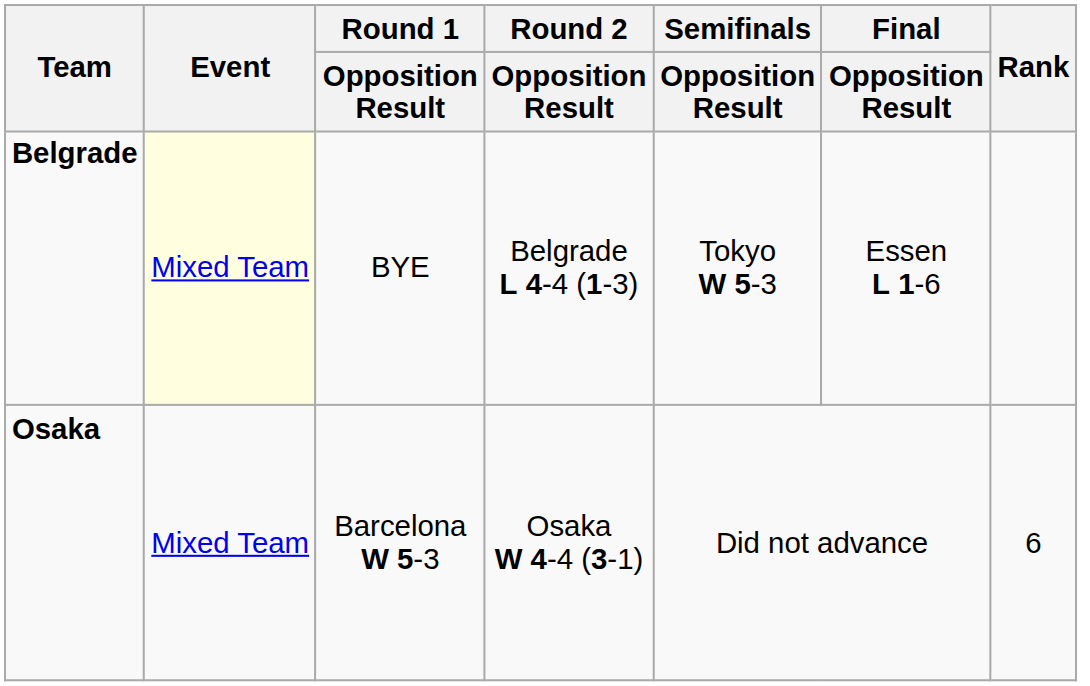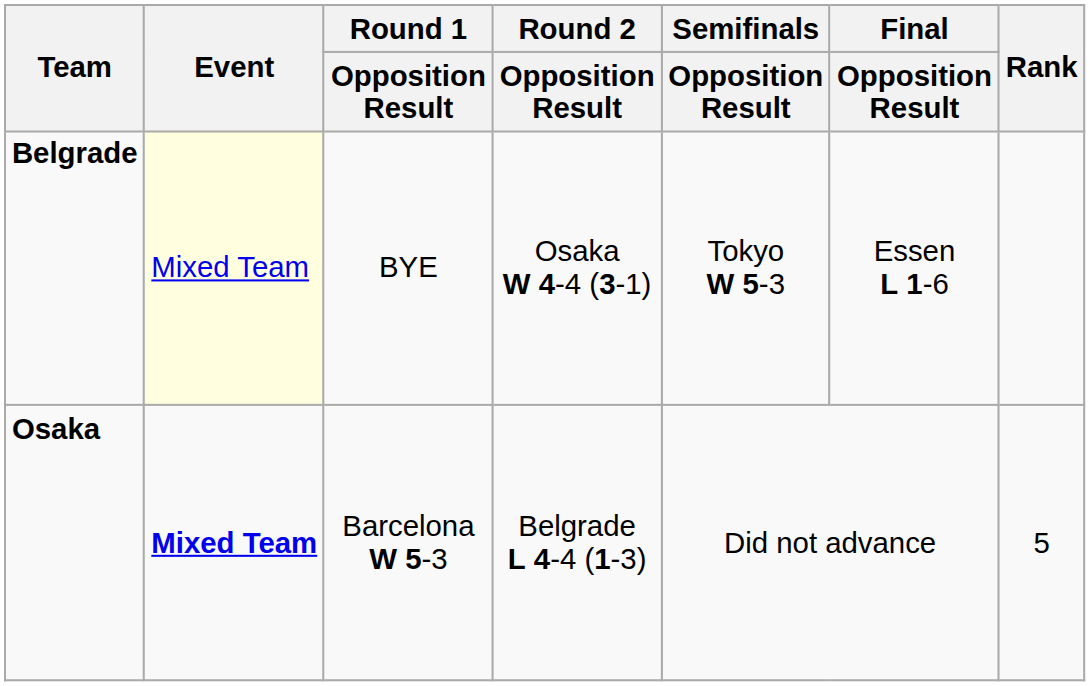(569, 268) Belgrade L 4-4 (1-3) -> (577, 268) Osaka W 4-4 (3-1)
(230, 543) normal -> (234, 543) bold
(569, 543) Osaka W 4-4 (3-1) -> (577, 543) Belgrade L 4-4 (1-3)
(1033, 543) 6 -> (1042, 543) 5
